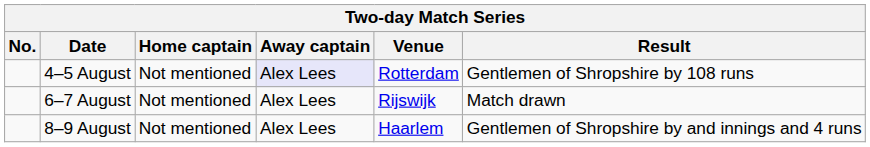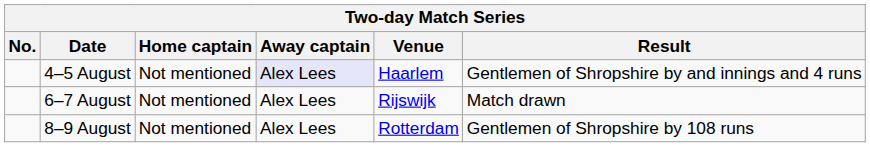(418, 73) Rotterdam -> (411, 73) Haarlem
(610, 73) Gentlemen of Shropshire by 108 runs -> (664, 73) Gentlemen of Shropshire by and innings and 4 runs
(411, 127) Haarlem -> (418, 127) Rotterdam
(664, 127) Gentlemen of Shropshire by and innings and 4 runs -> (610, 127) Gentlemen of Shropshire by 108 runs
